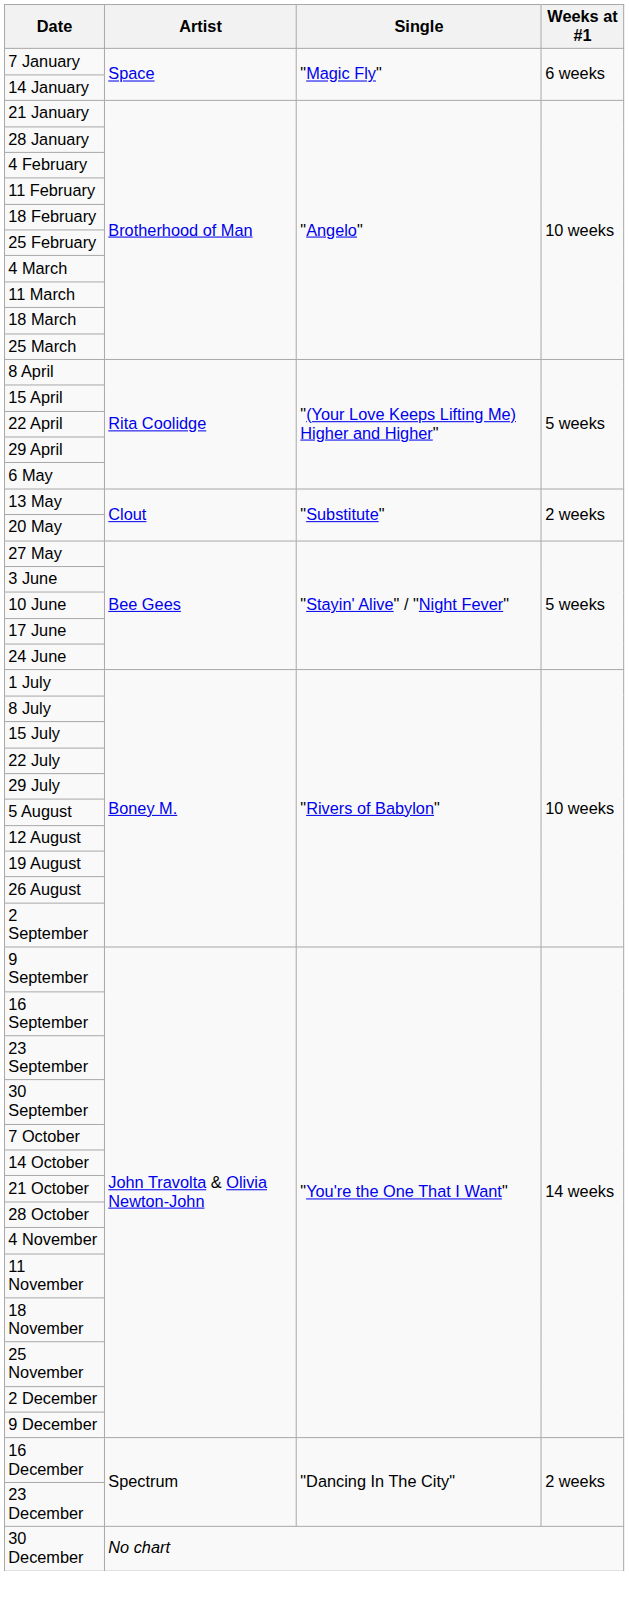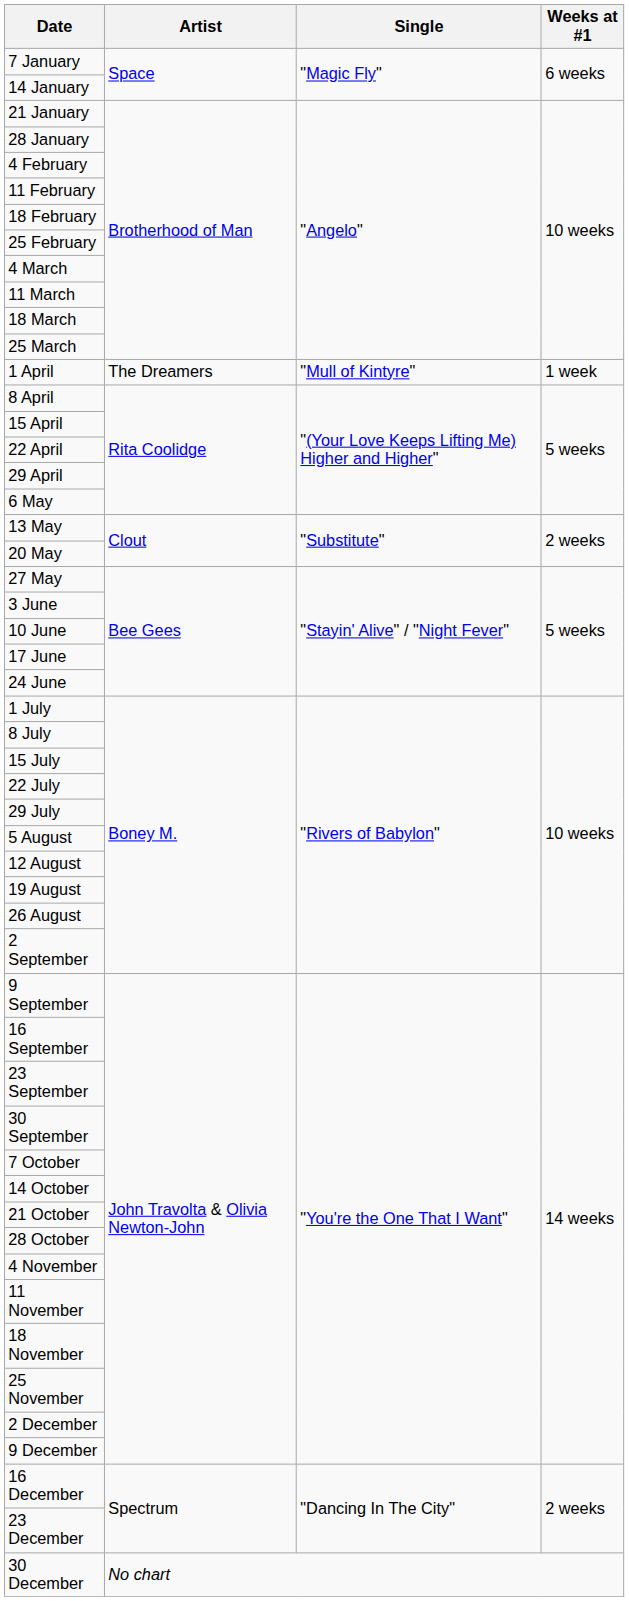+ row: (31, 372)
